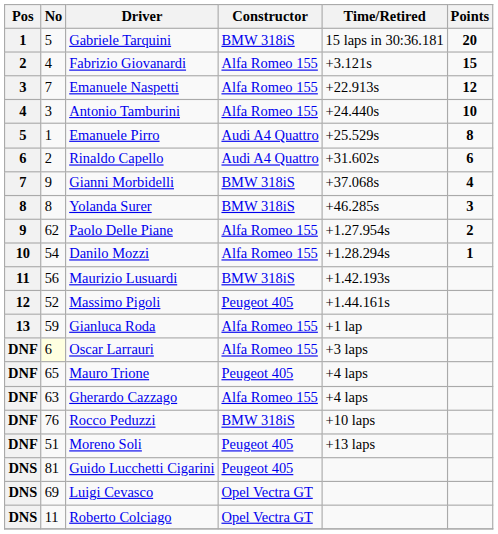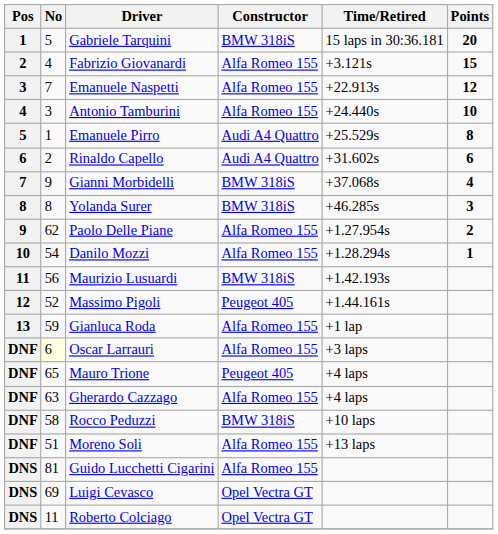(52, 421) 76 -> (52, 421) 58
(257, 445) Peugeot 405 -> (270, 445) Alfa Romeo 155
(257, 469) Peugeot 405 -> (270, 469) Alfa Romeo 155
